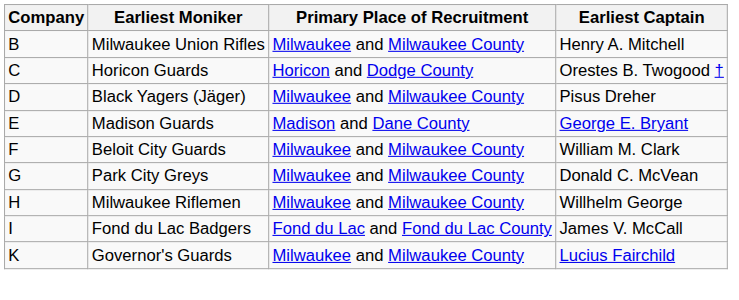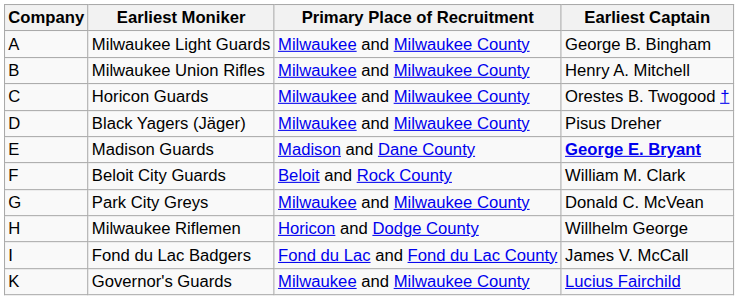+ row: (181, 44)
(373, 70) Horicon and Dodge County -> (404, 96) Milwaukee and Milwaukee County
(624, 123) normal -> (633, 149) bold
(398, 149) Milwaukee and Milwaukee County -> (365, 176) Beloit and Rock County
(398, 202) Milwaukee and Milwaukee County -> (378, 228) Horicon and Dodge County
